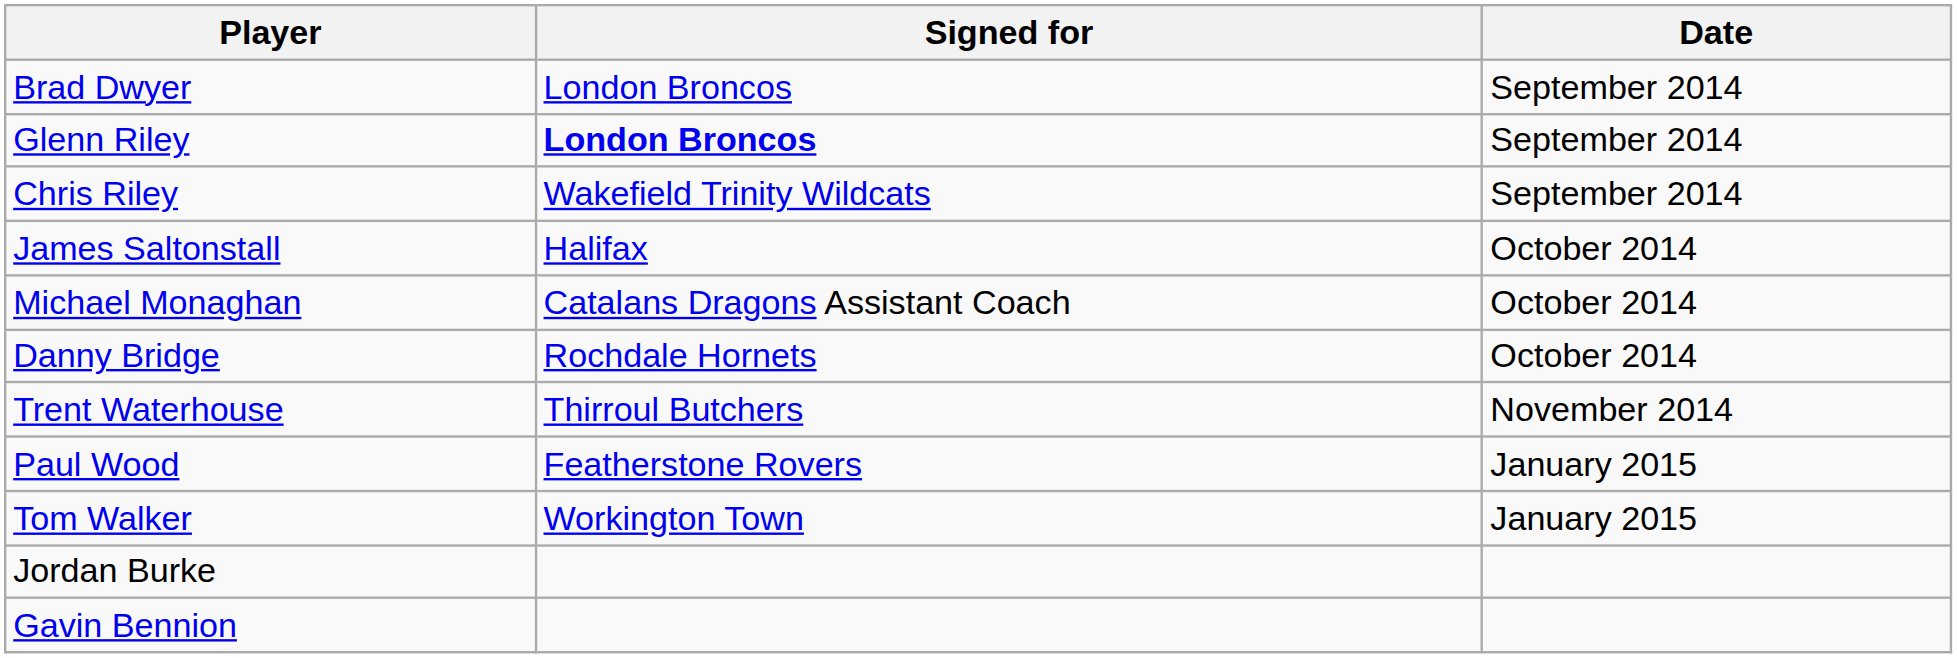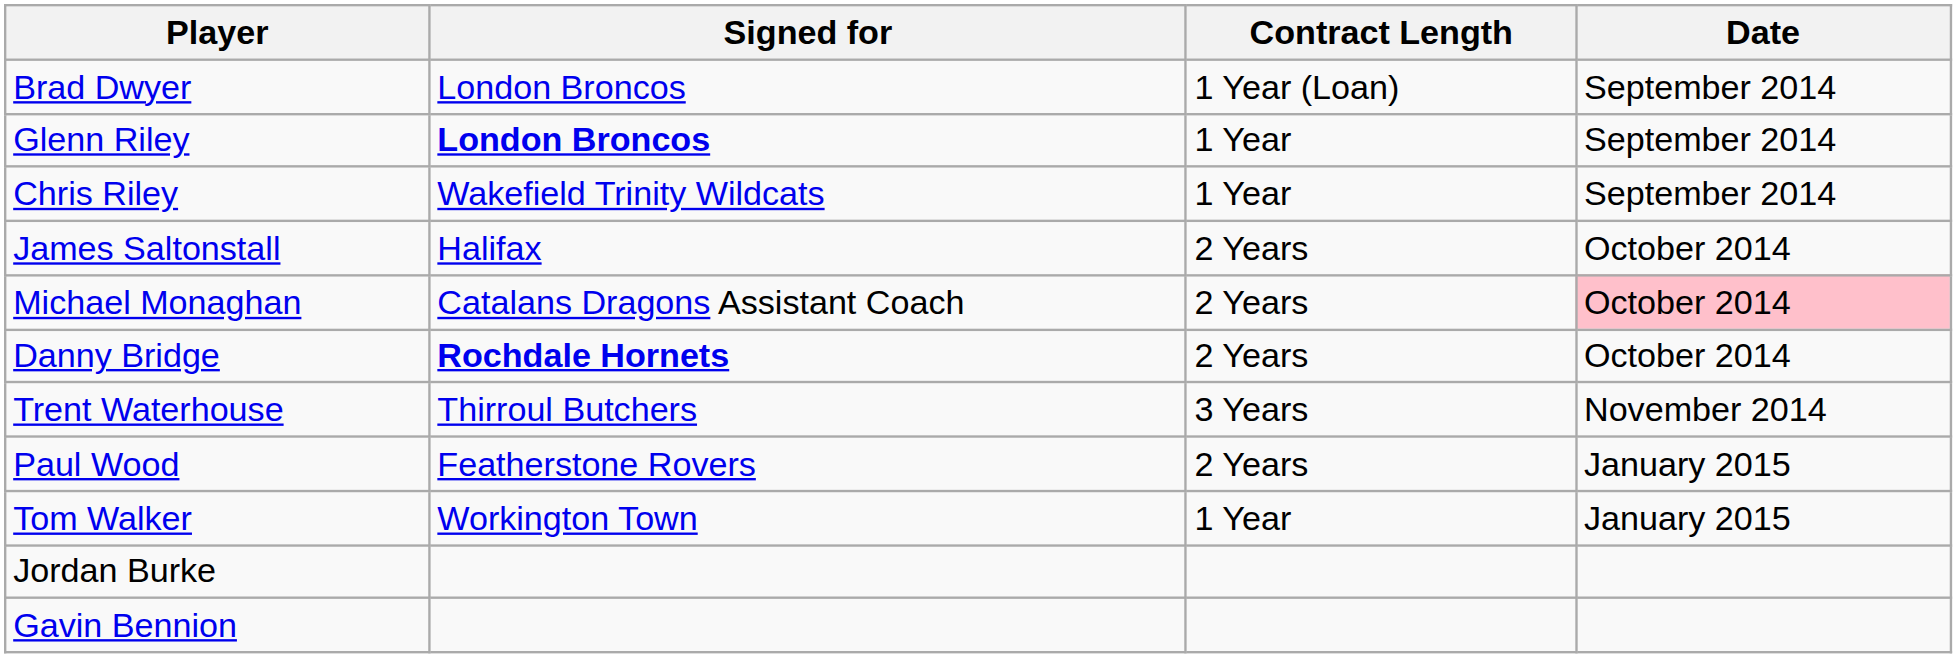+ column: (1381, 33)
(1594, 302) no background -> (1687, 302) pink background
(680, 356) normal -> (583, 356) bold
